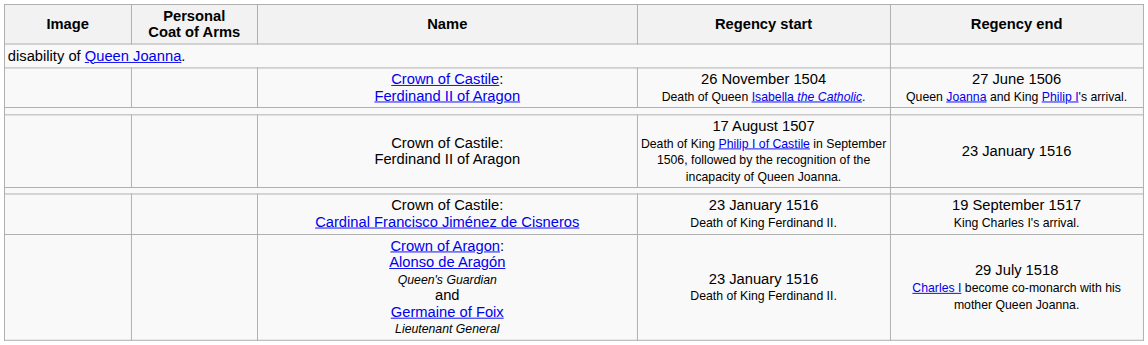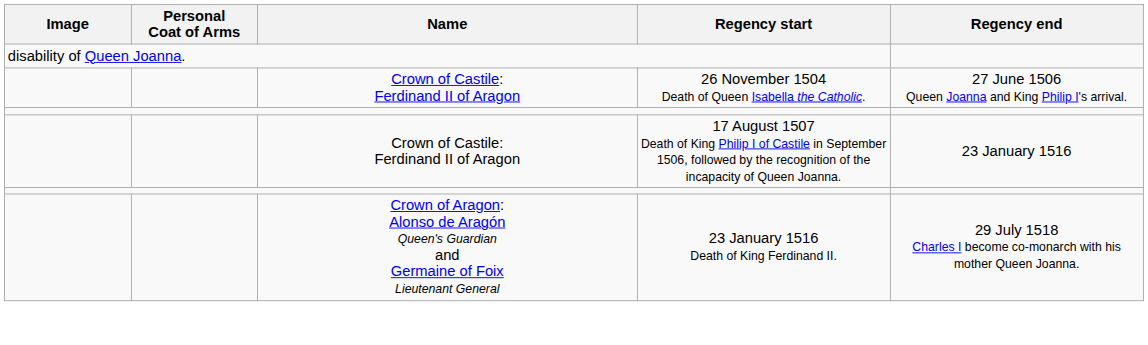- row: (447, 214)
